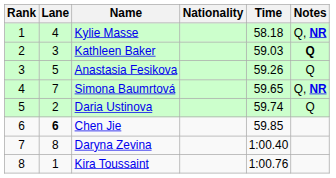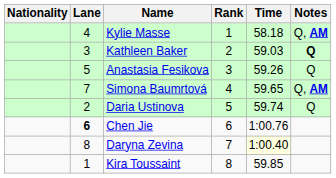columns swapped: (22, 13) <-> (213, 13)
(310, 32) Q, NR -> (311, 32) Q, AM
(310, 88) Q, NR -> (311, 88) Q, AM
(268, 126) 59.85 -> (268, 126) 1:00.76
(268, 145) no background -> (268, 145) lightyellow background
(268, 164) 1:00.76 -> (268, 164) 59.85
